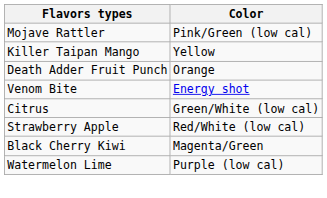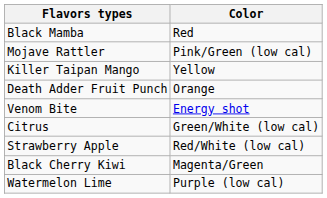+ row: (46, 33)
